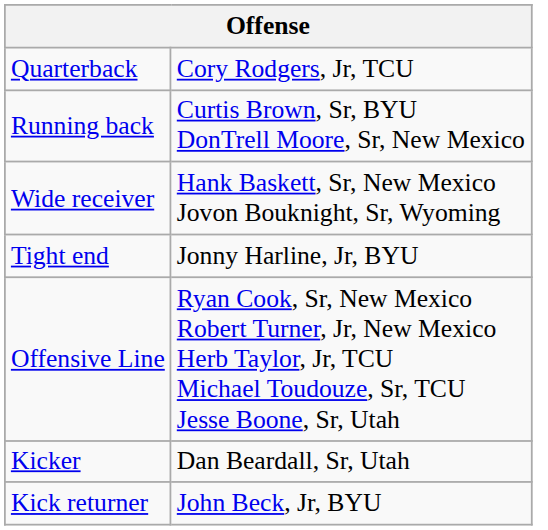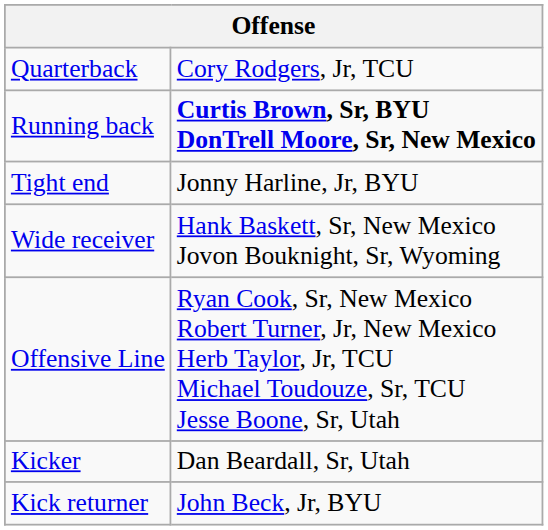(351, 125) normal -> (356, 125) bold
rows swapped: (83, 198) <-> (60, 255)
